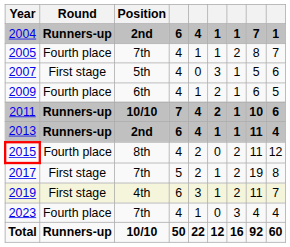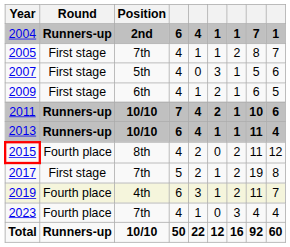(77, 53) Fourth place -> (77, 53) First stage
(77, 92) Fourth place -> (77, 92) First stage
(142, 131) 2nd -> (142, 131) 10/10
(77, 193) First stage -> (77, 193) Fourth place
